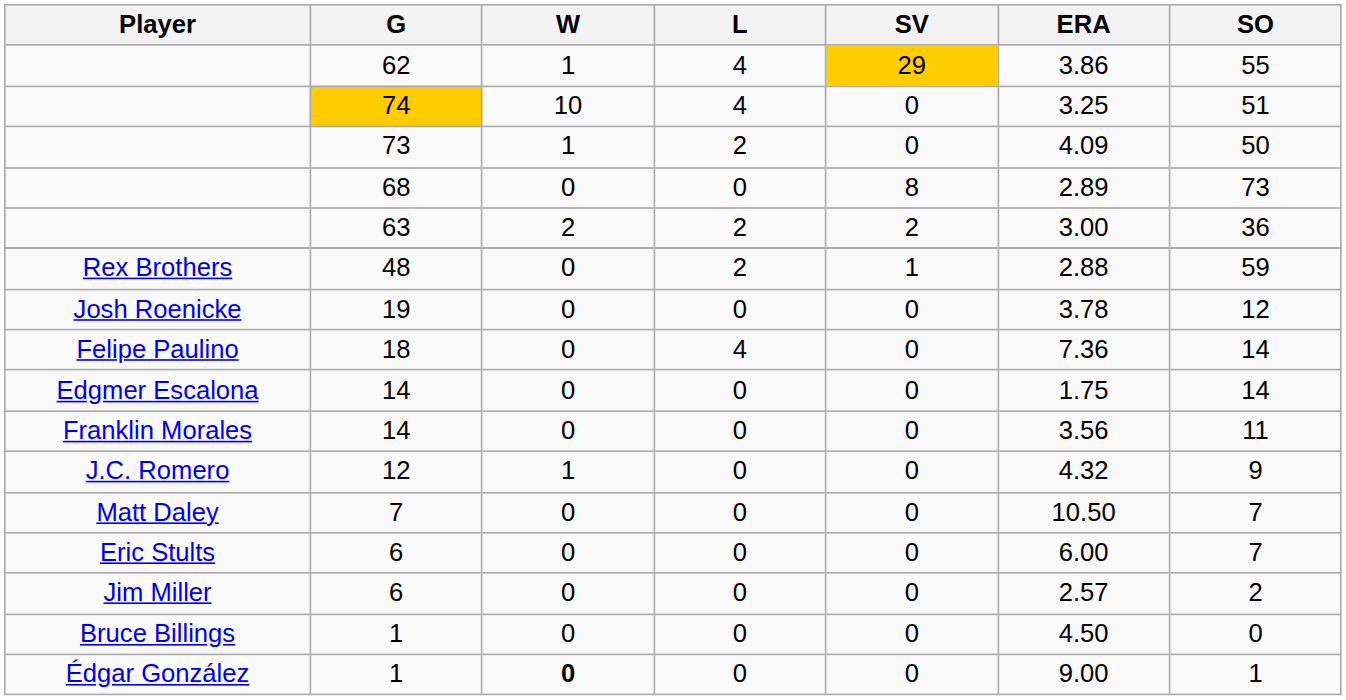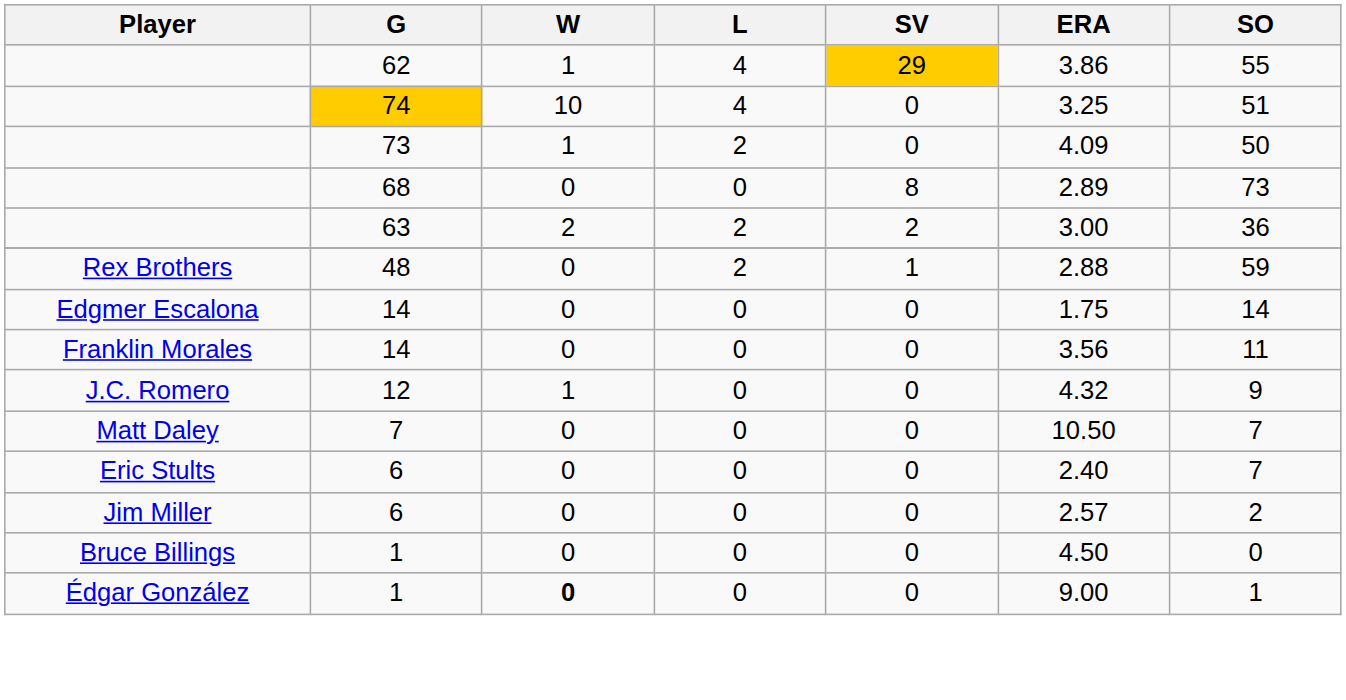- row: (158, 308)
- row: (158, 349)
(1084, 552) 6.00 -> (1084, 471) 2.40
